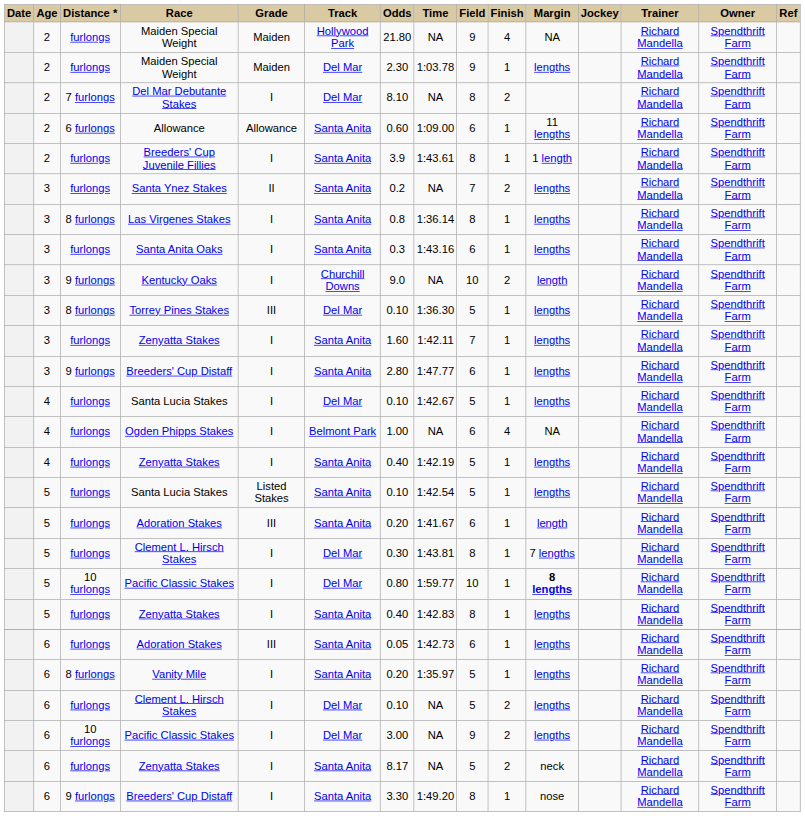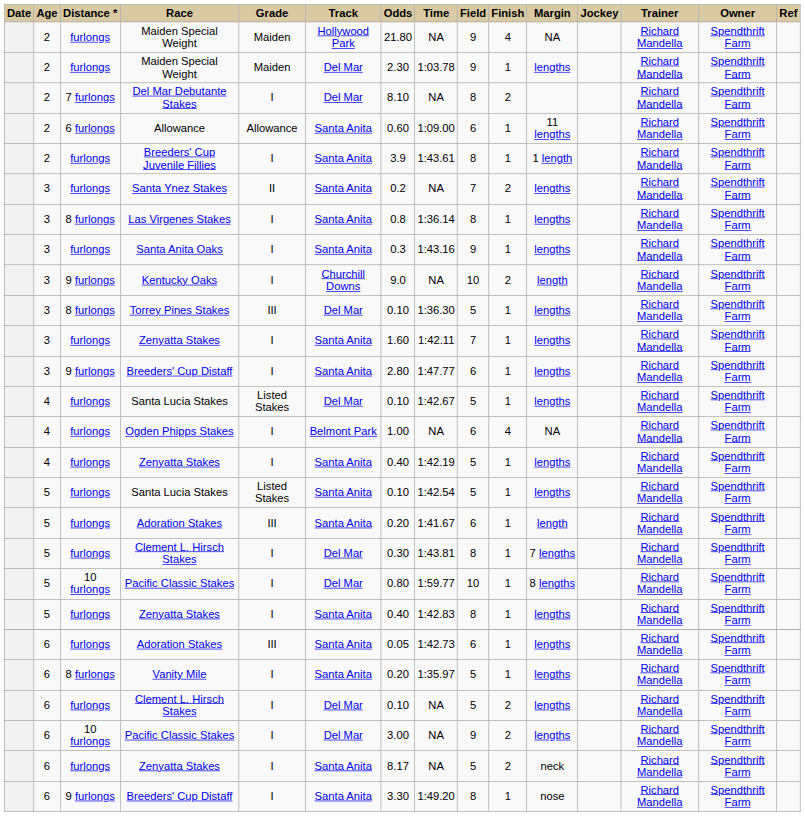(472, 249) 6 -> (473, 249) 9
(272, 401) I -> (272, 401) Listed Stakes
(552, 583) bold -> (552, 583) normal
